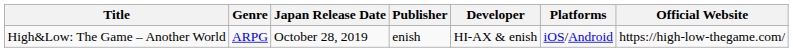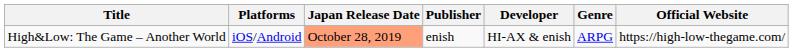columns swapped: (250, 15) <-> (578, 15)
(321, 36) no background -> (354, 36) lightsalmon background
